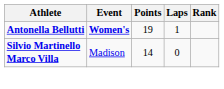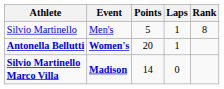+ row: (42, 30)
(148, 30) 19 -> (148, 47) 20
(107, 53) normal -> (108, 69) bold
